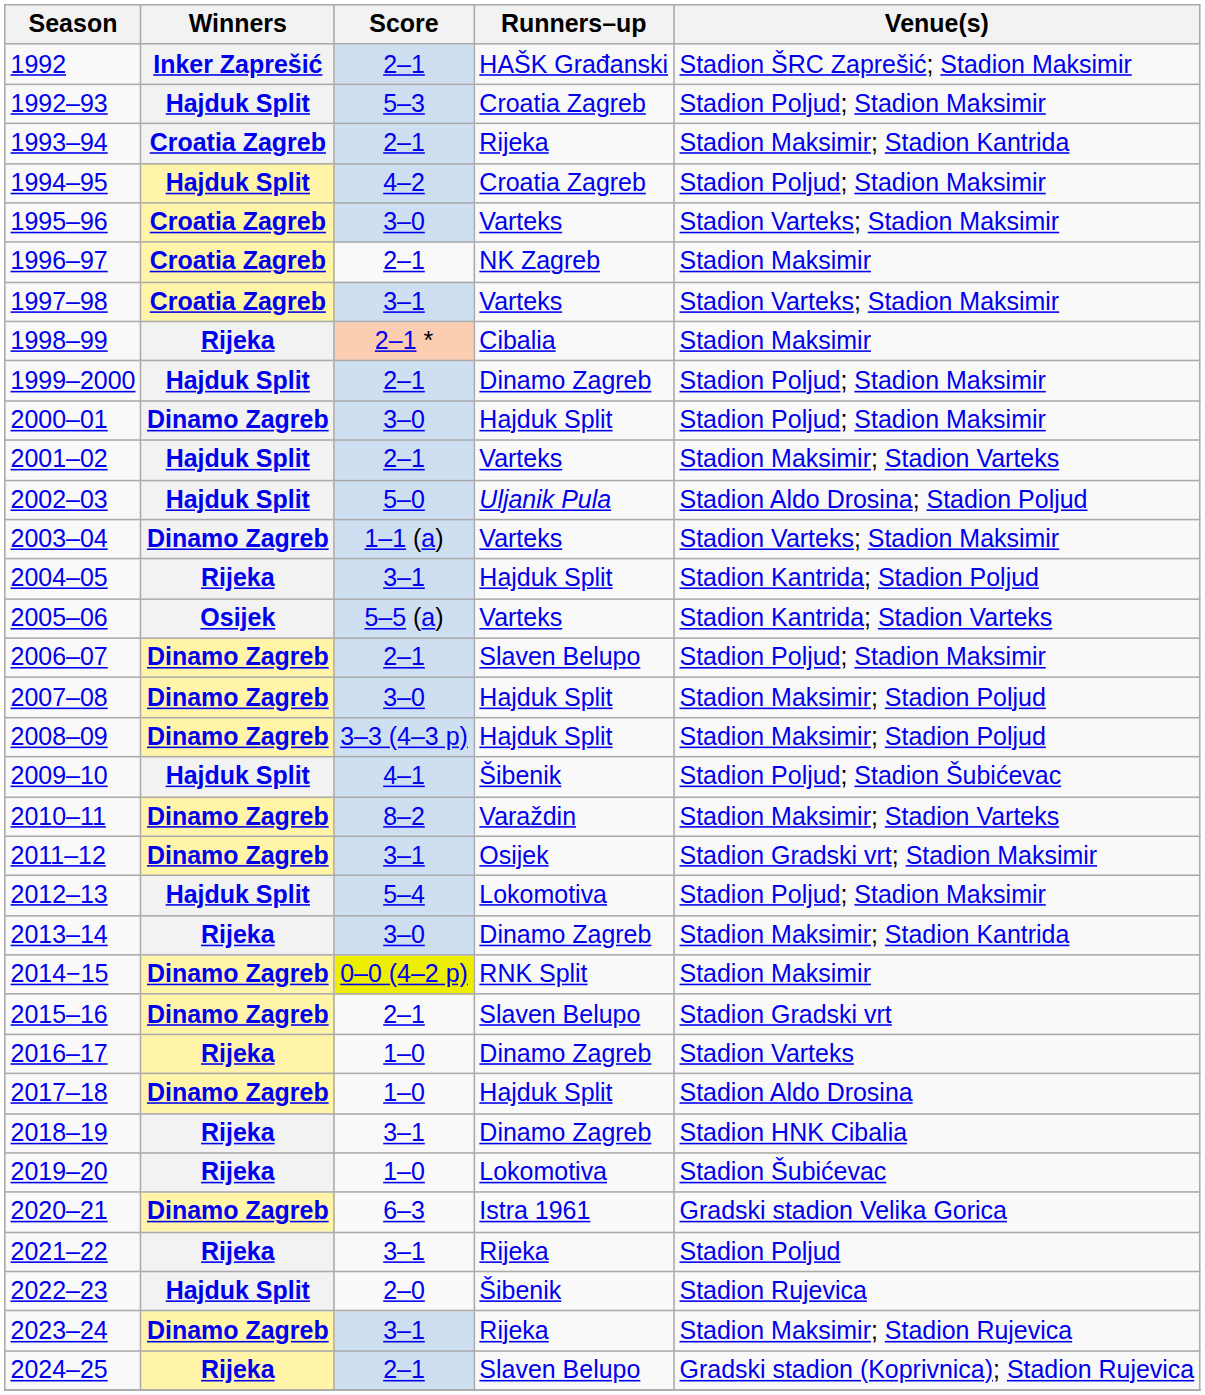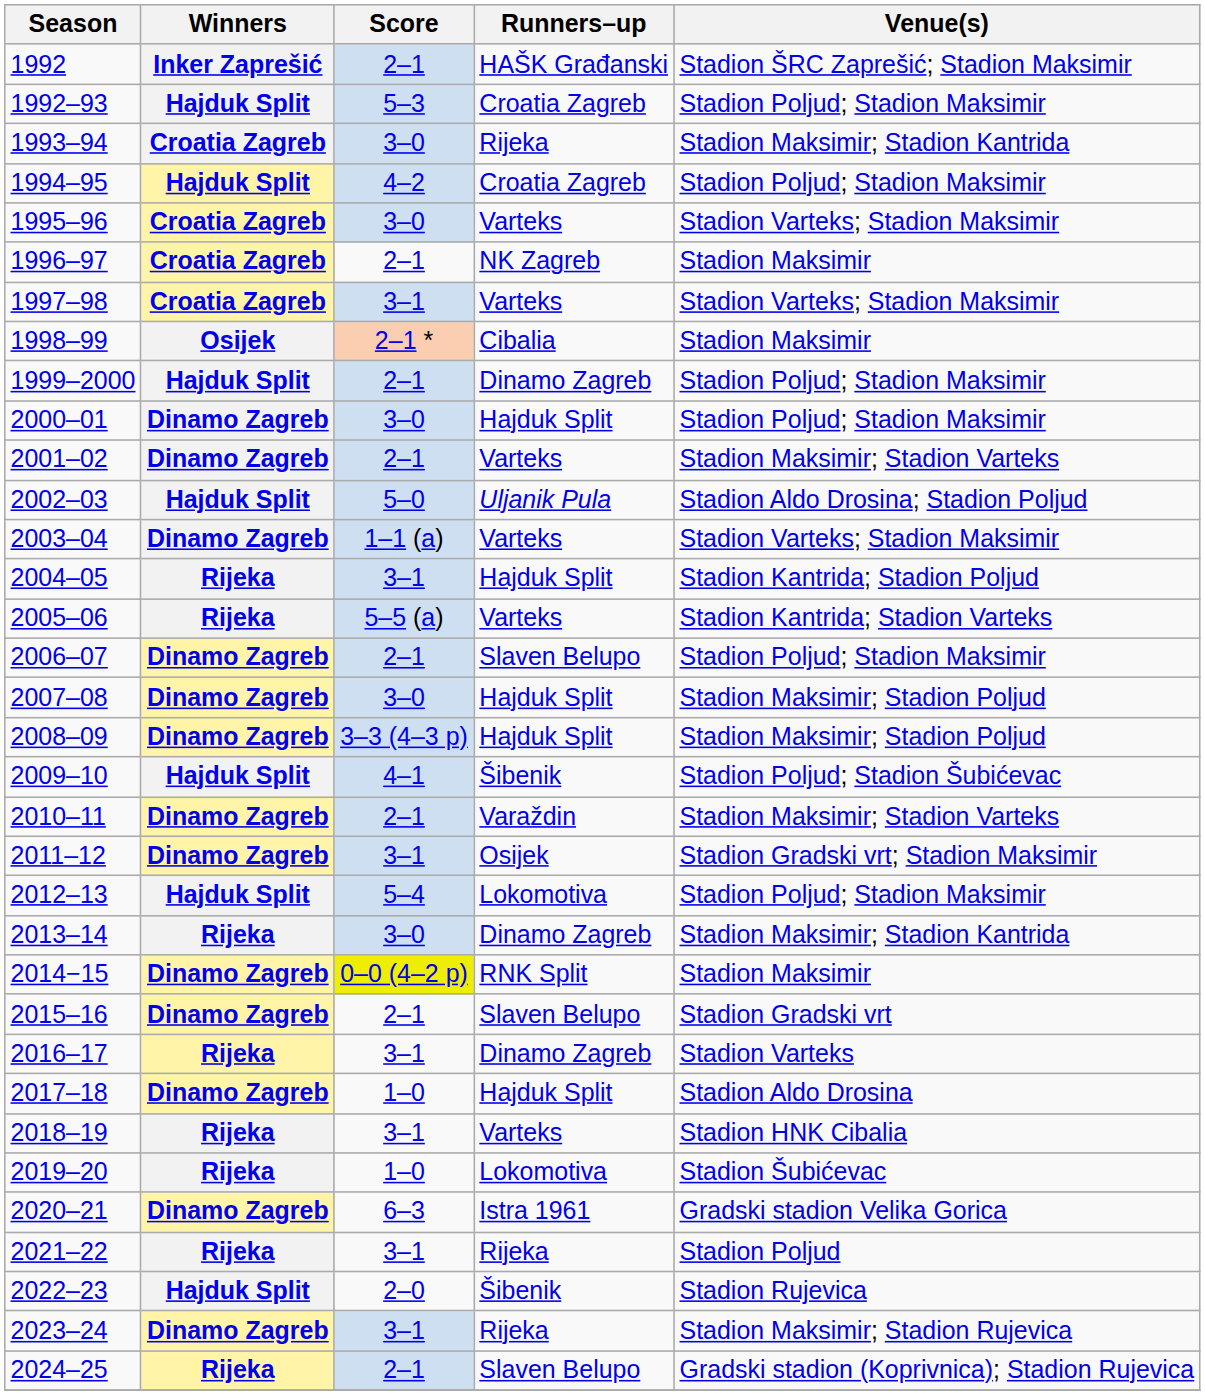(404, 143) 2–1 -> (404, 143) 3–0
(238, 340) Rijeka -> (238, 340) Osijek
(238, 459) Hajduk Split -> (238, 459) Dinamo Zagreb
(238, 618) Osijek -> (238, 618) Rijeka
(404, 815) 8–2 -> (404, 815) 2–1
(404, 1053) 1–0 -> (404, 1053) 3–1
(565, 1132) Dinamo Zagreb -> (521, 1132) Varteks
